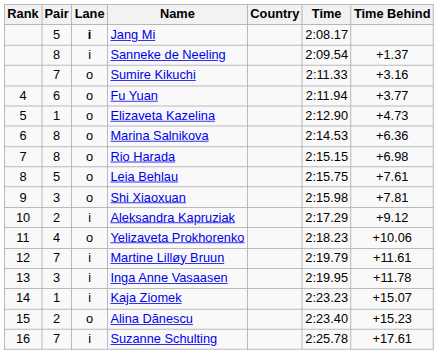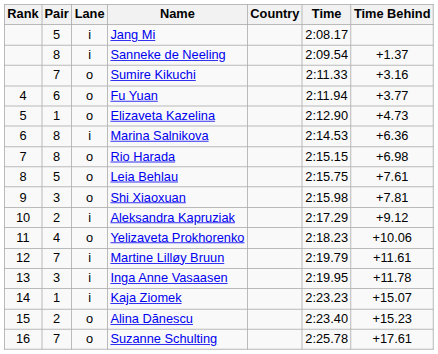(90, 34) bold -> (90, 34) normal
(90, 136) o -> (90, 136) i
(90, 339) i -> (90, 339) o
